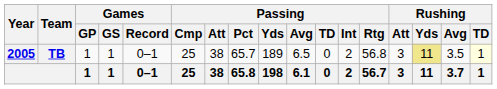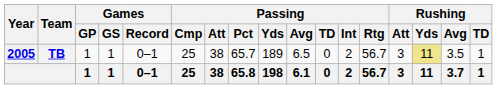(374, 53) 56.8 -> (374, 53) 56.7
(481, 53) lightyellow background -> (481, 53) no background
